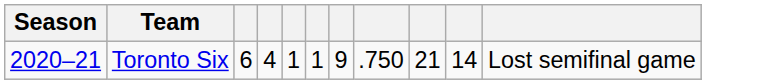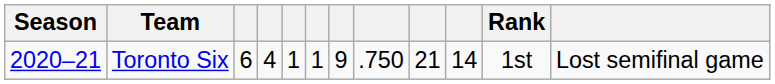+ column: (517, 23)
